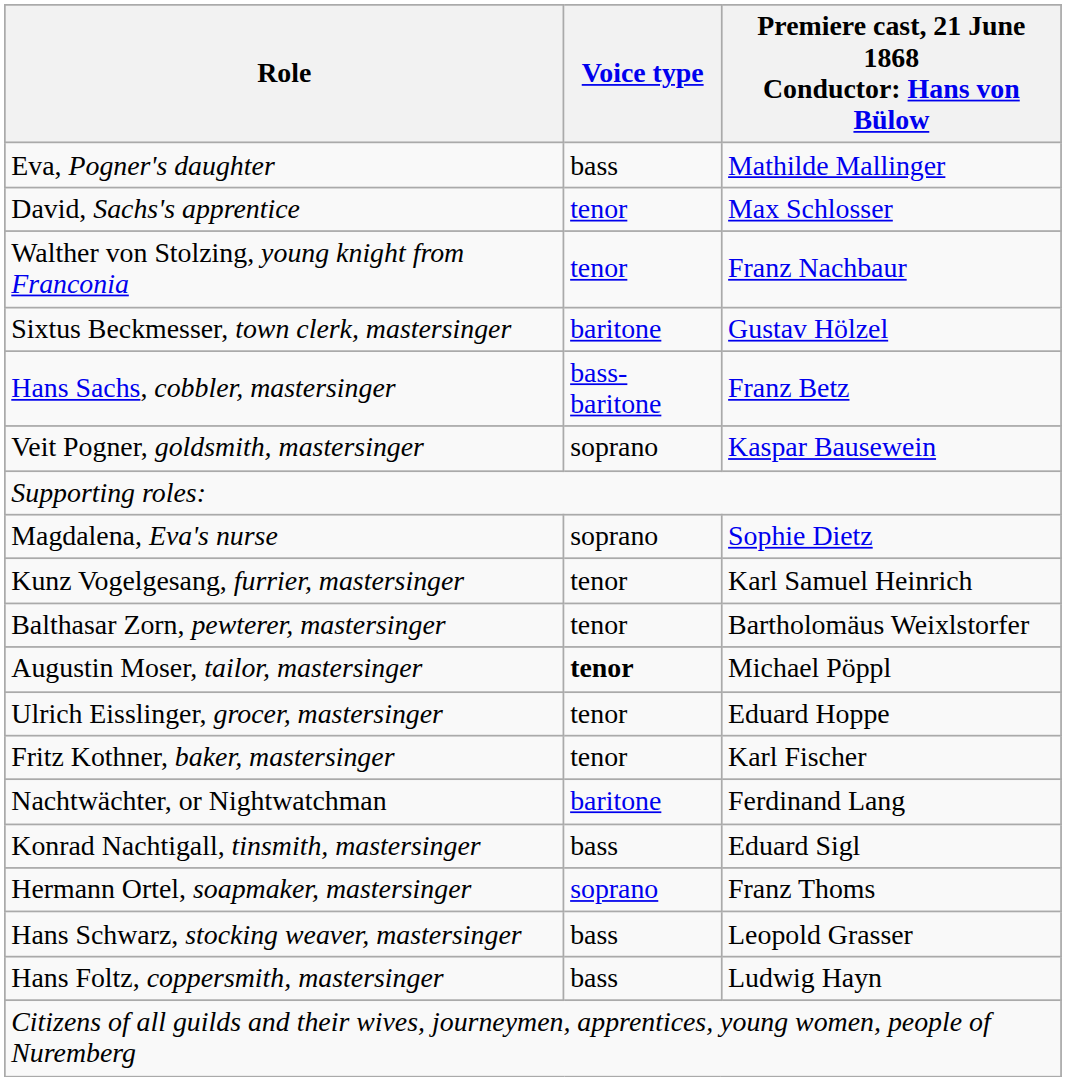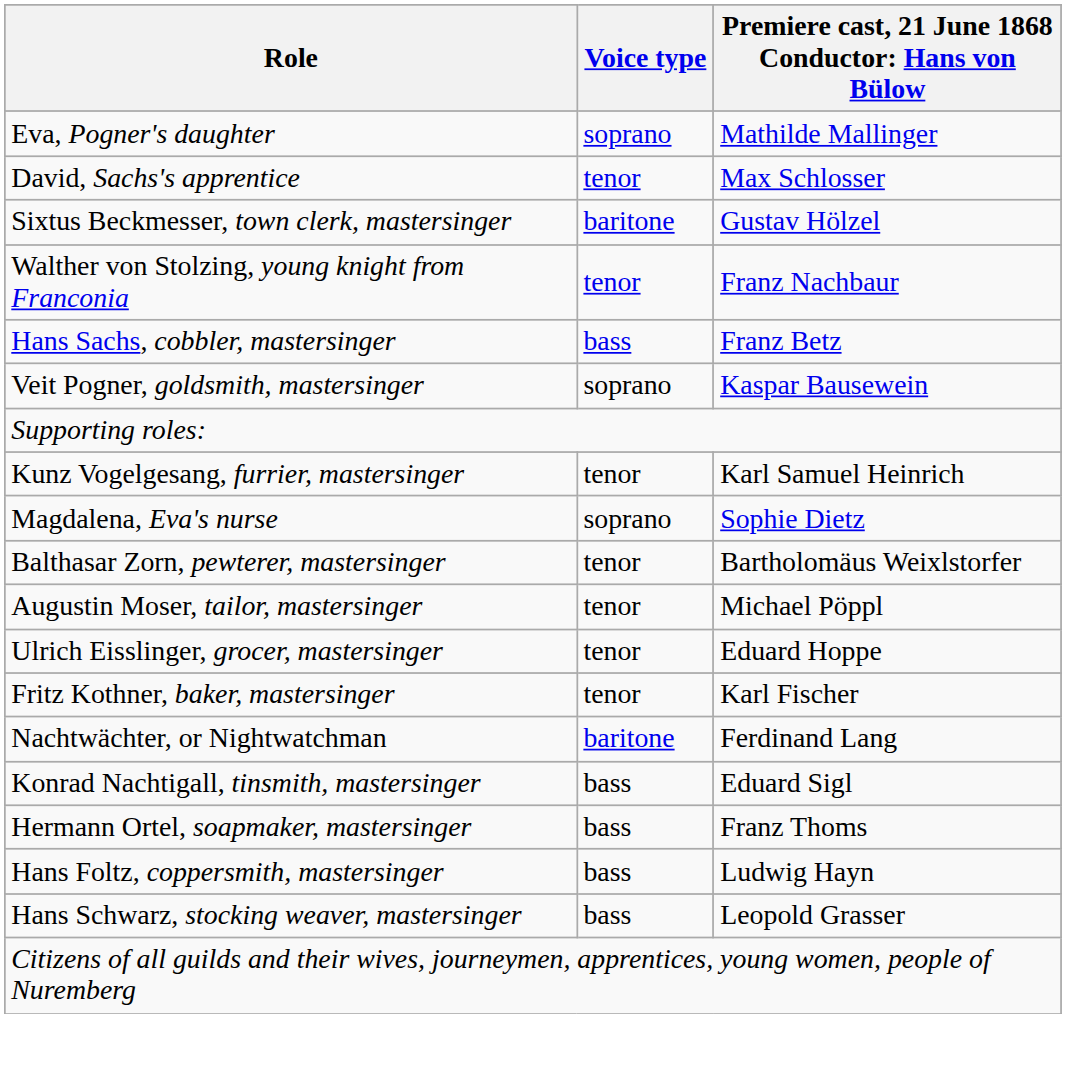(594, 164) bass -> (627, 133) soprano
rows swapped: (238, 268) <-> (261, 328)
(616, 388) bass-baritone -> (607, 341) bass
rows swapped: (145, 536) <-> (238, 580)
(602, 668) bold -> (612, 606) normal
(614, 889) soprano -> (607, 826) bass
rows swapped: (227, 977) <-> (266, 933)
